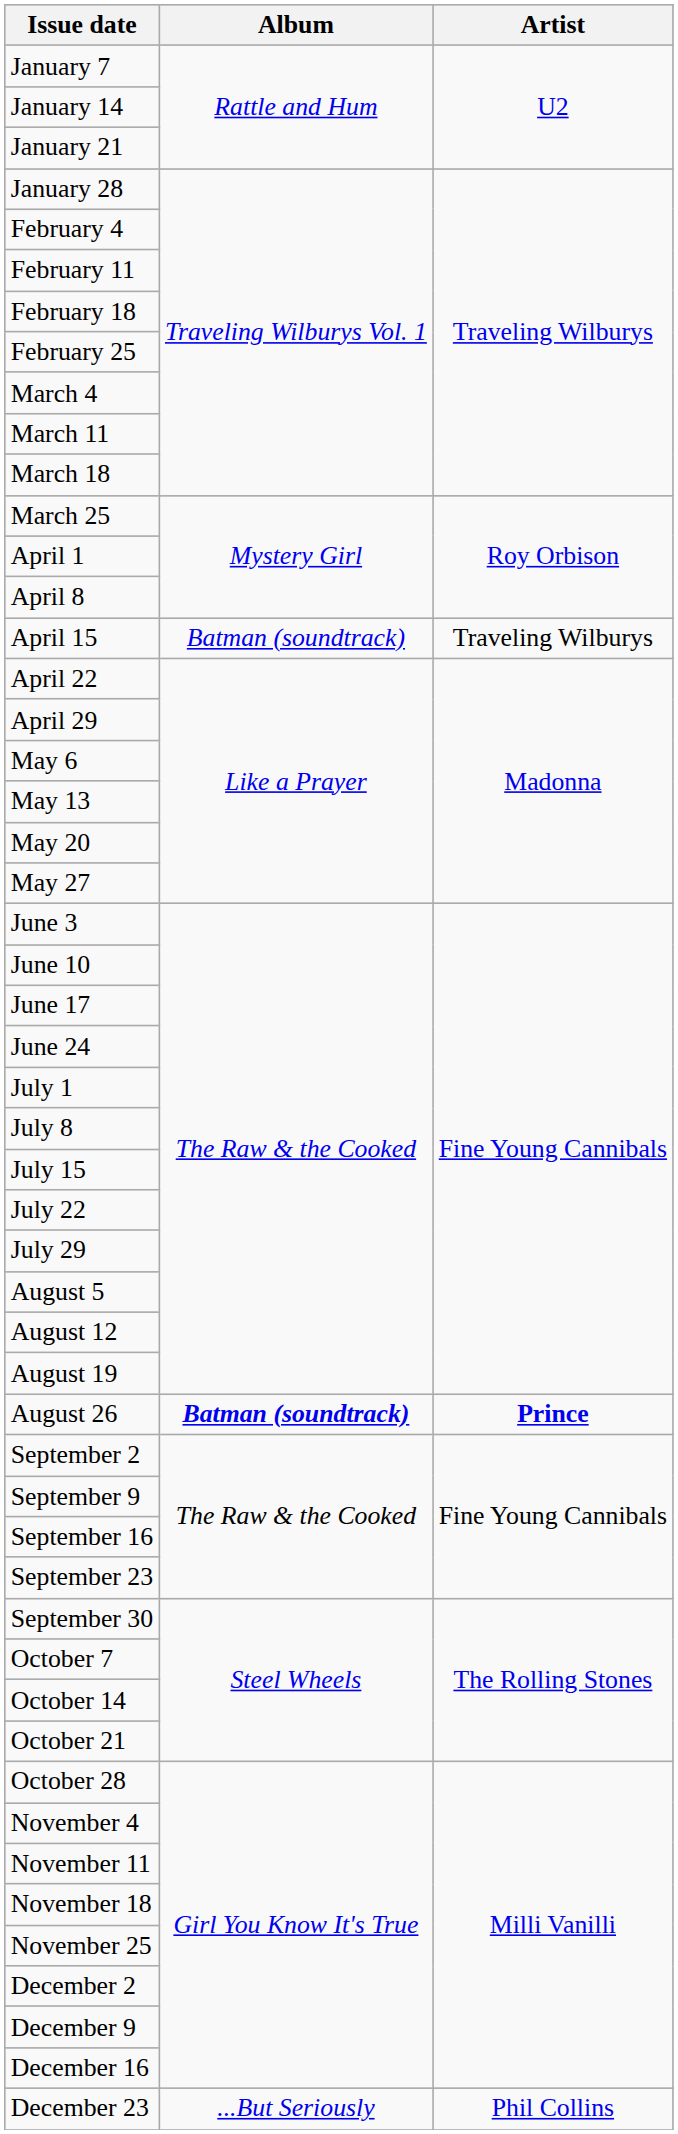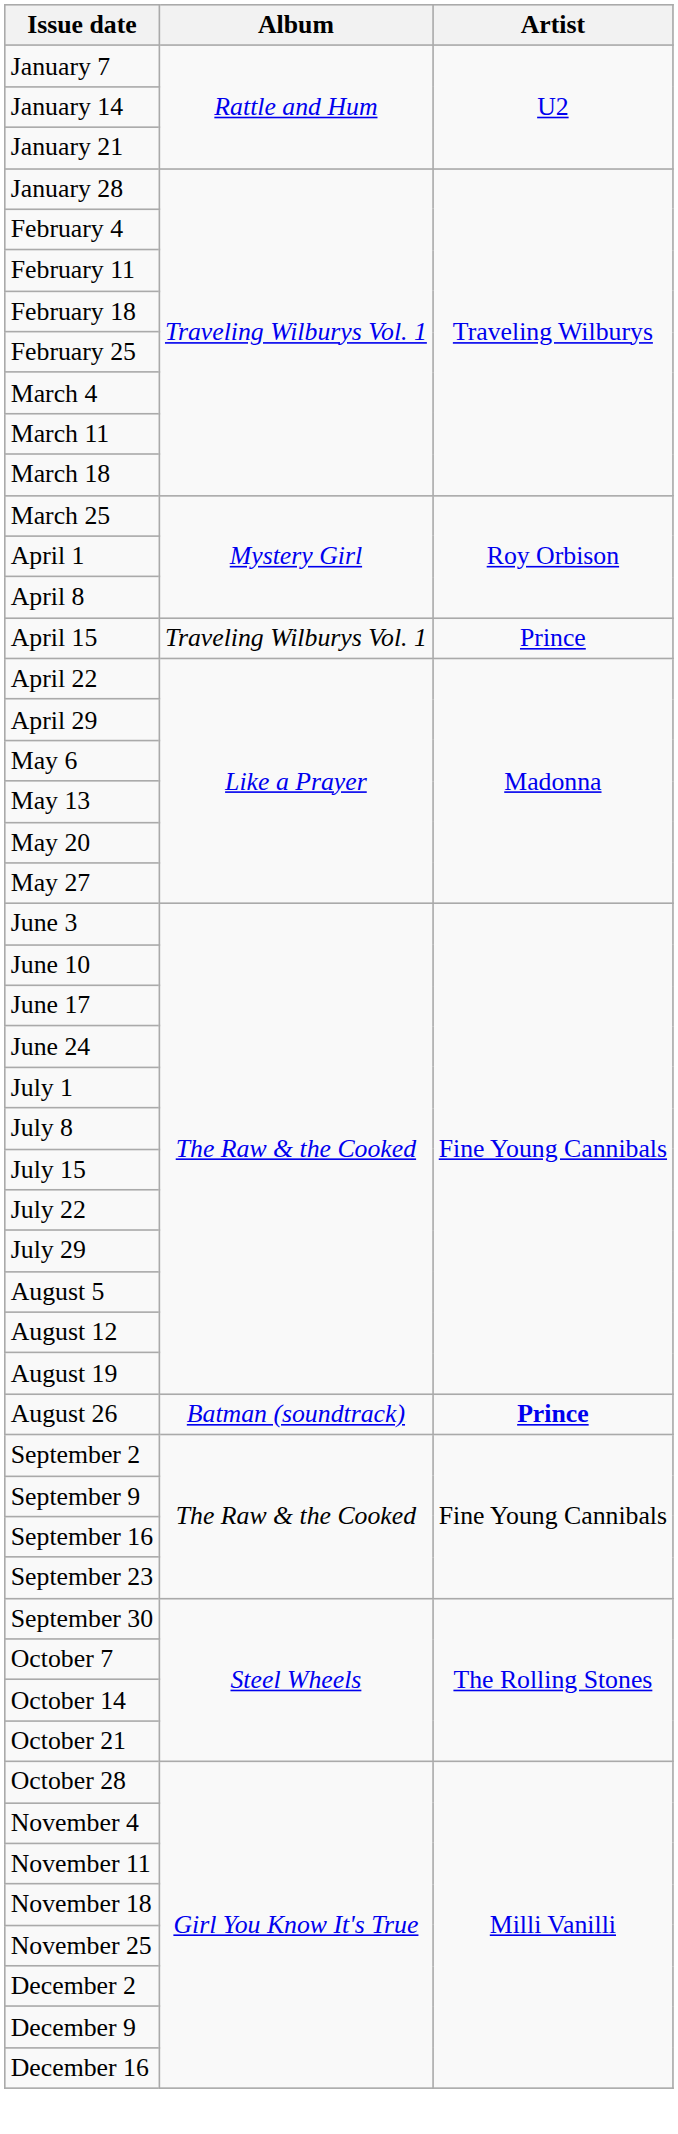(296, 637) Batman (soundtrack) -> (296, 637) Traveling Wilburys Vol. 1
(553, 637) Traveling Wilburys -> (553, 637) Prince
(296, 1413) bold -> (296, 1413) normal
- row: (80, 2108)
